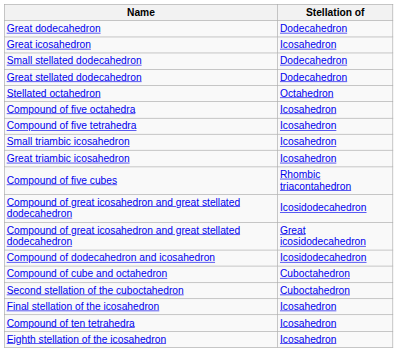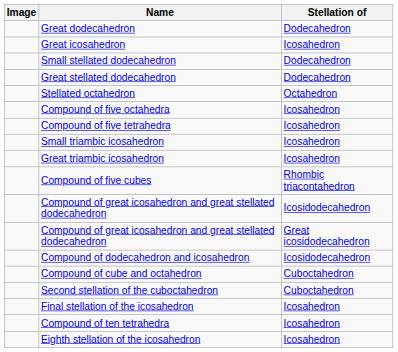+ column: (21, 12)
